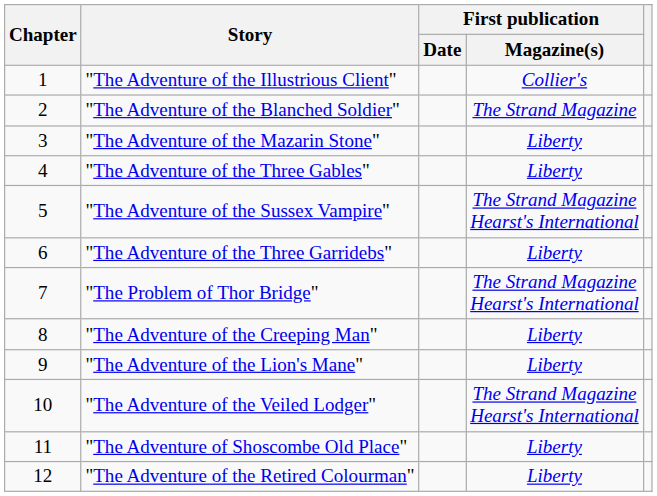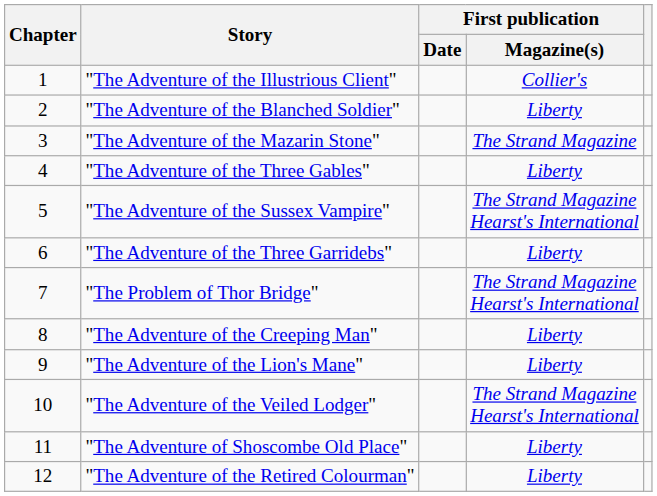(554, 110) The Strand Magazine -> (554, 110) Liberty
(554, 140) Liberty -> (554, 140) The Strand Magazine
